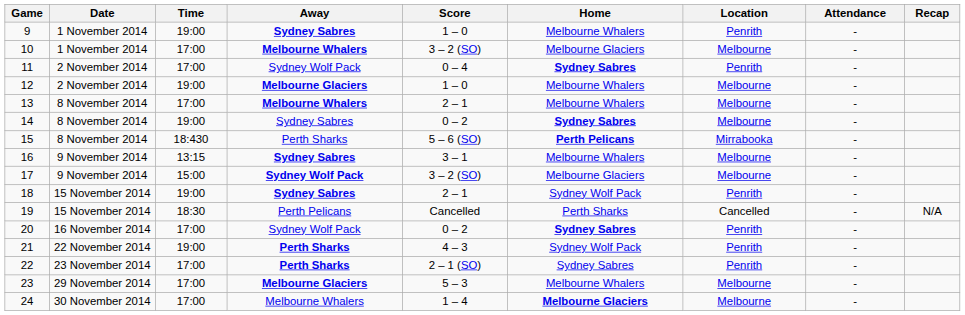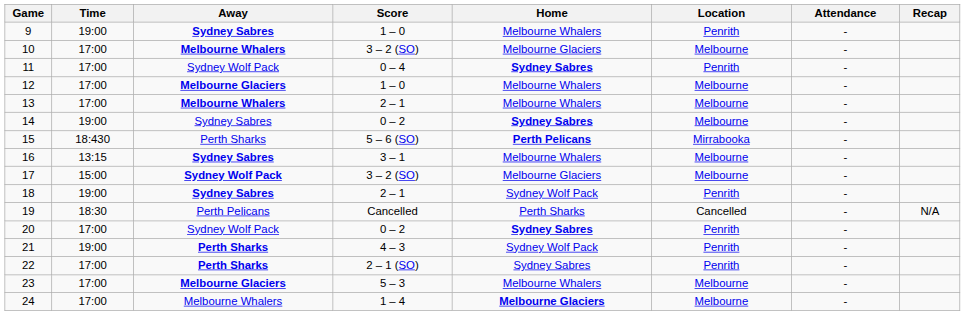- column: (102, 13)
(191, 85) 19:00 -> (93, 85) 17:00
